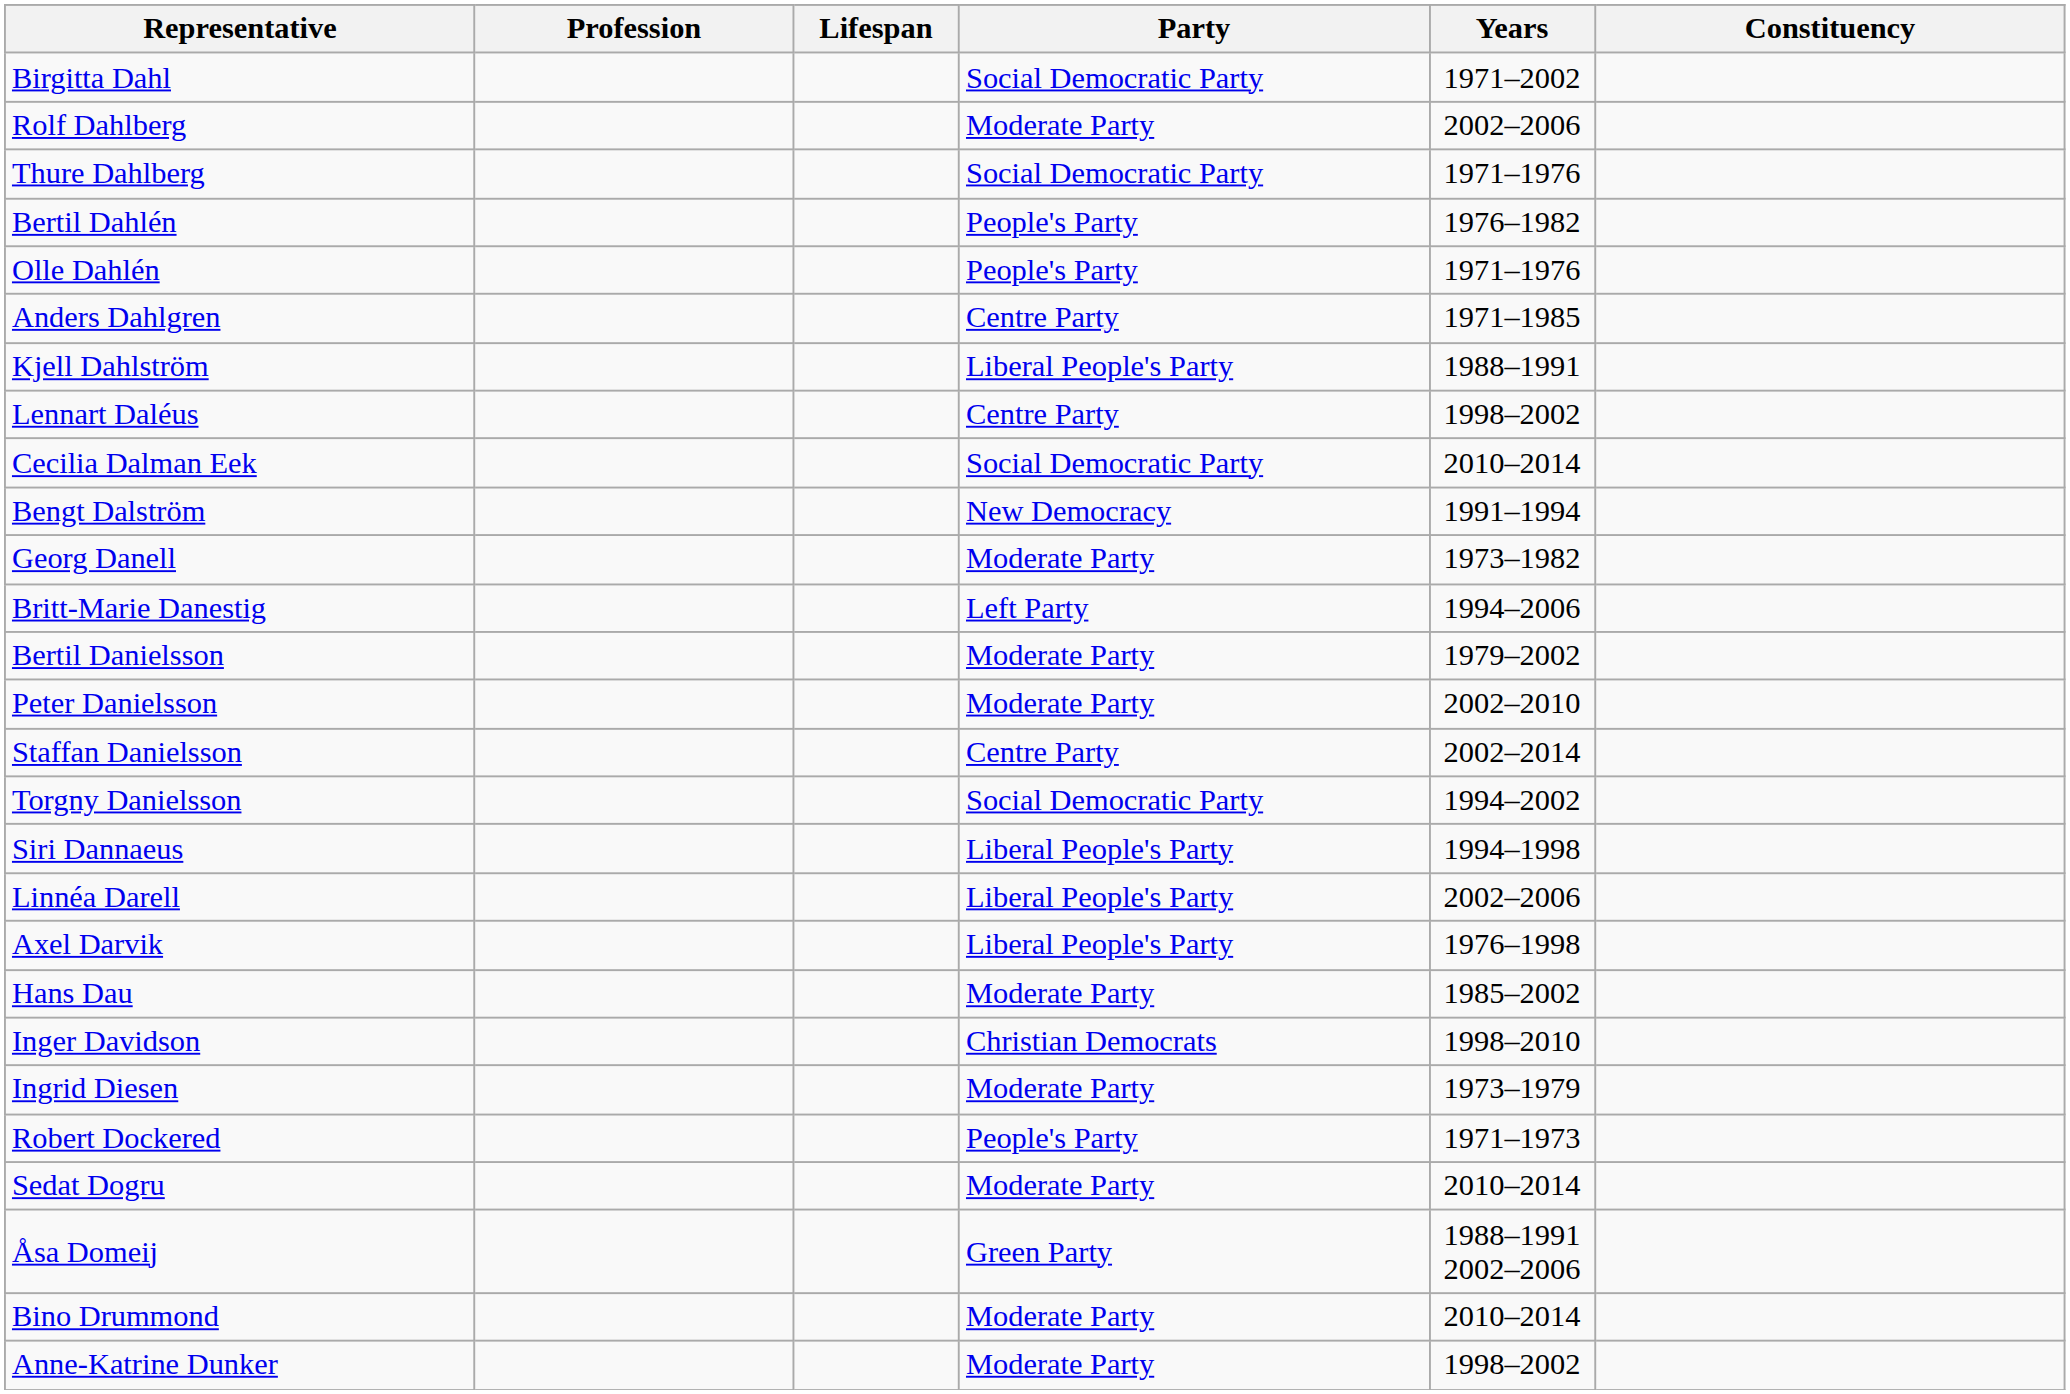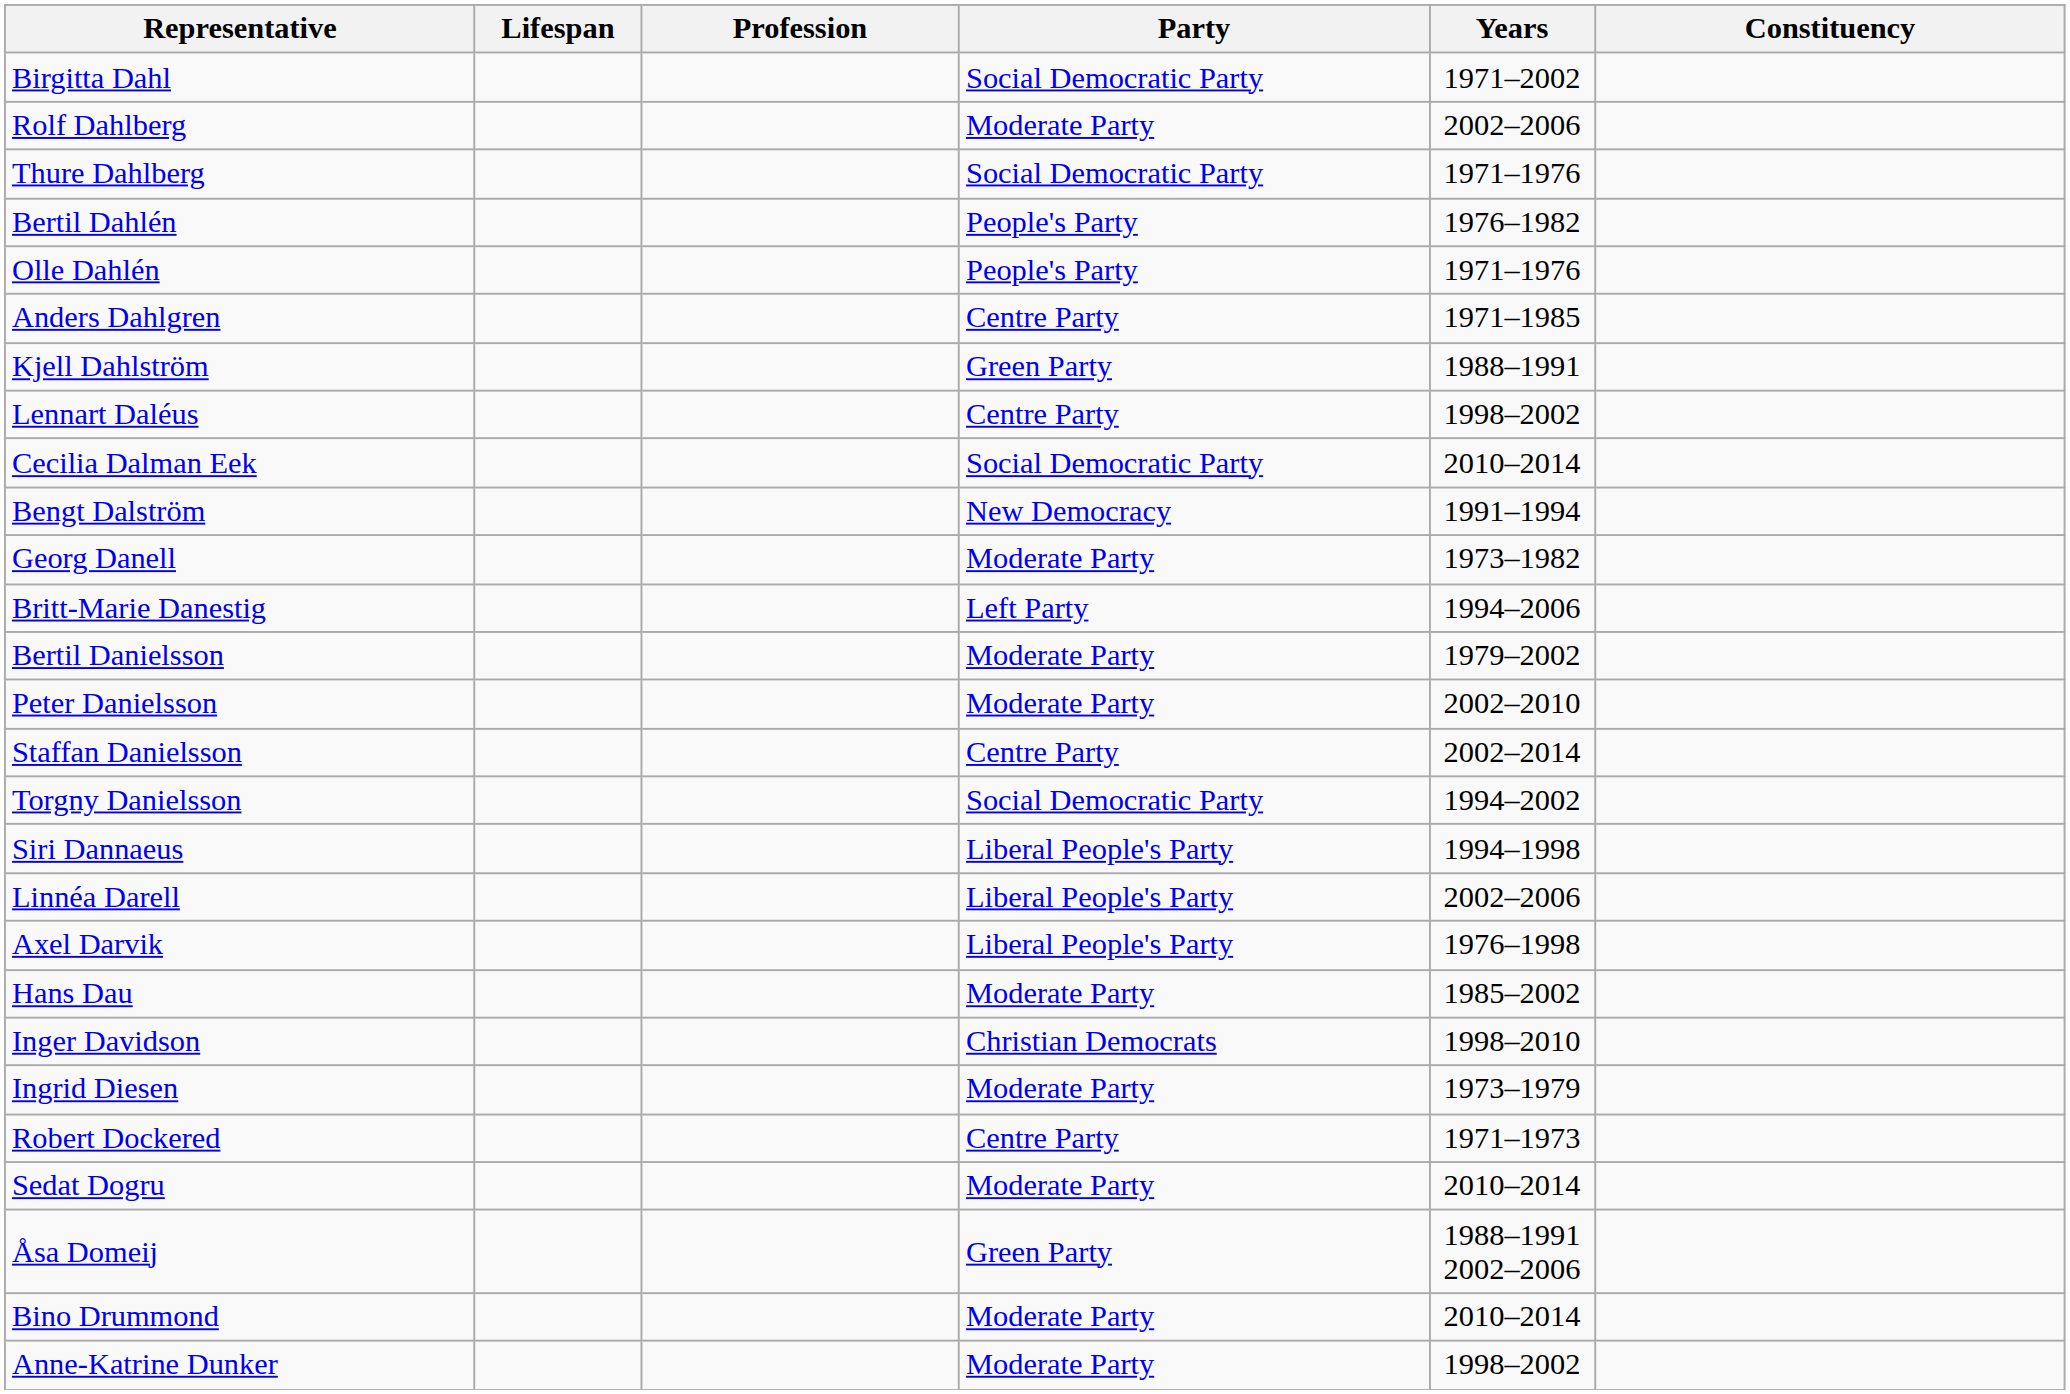columns swapped: (876, 28) <-> (634, 28)
(1100, 366) Liberal People's Party -> (1039, 366) Green Party
(1052, 1137) People's Party -> (1042, 1137) Centre Party
